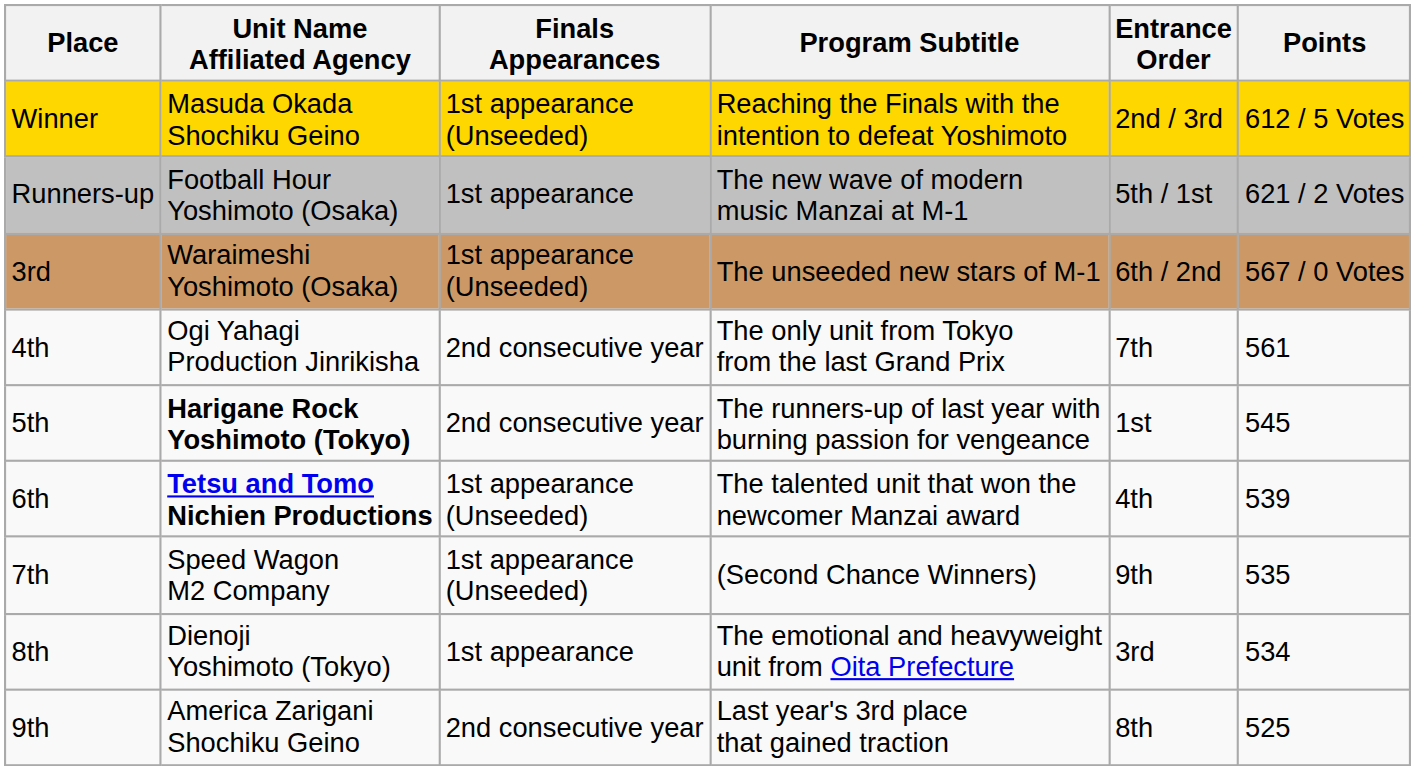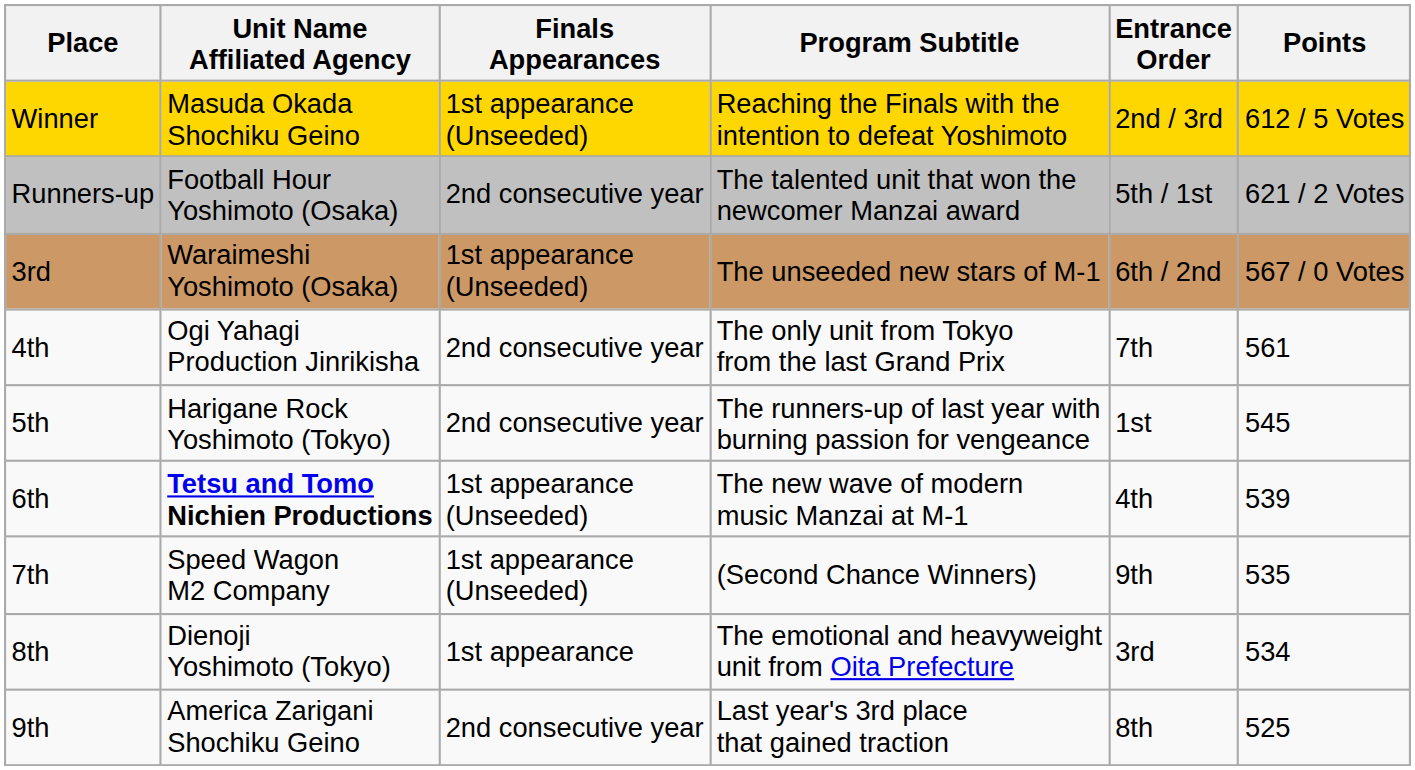(540, 195) 1st appearance -> (575, 195) 2nd consecutive year
(870, 195) The new wave of modern music Manzai at M-1 -> (897, 195) The talented unit that won the newcomer Manzai award
(289, 423) bold -> (279, 423) normal
(897, 499) The talented unit that won the newcomer Manzai award -> (870, 499) The new wave of modern music Manzai at M-1
